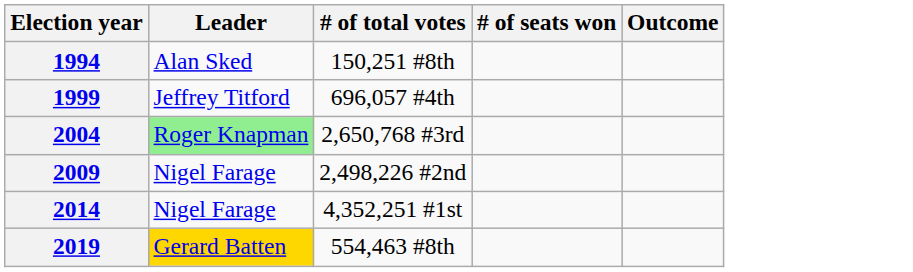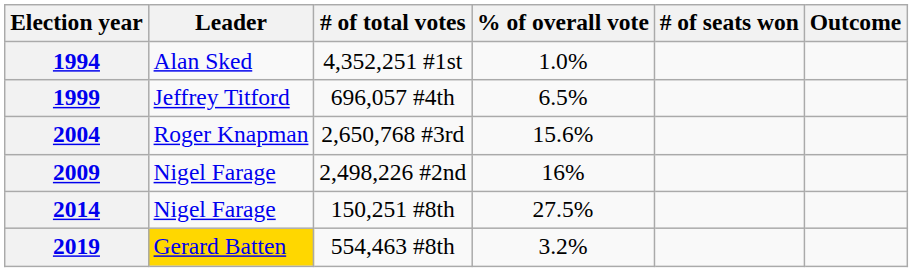+ column: (563, 23)
(393, 60) 150,251 #8th -> (393, 60) 4,352,251 #1st
(231, 135) lightgreen background -> (231, 135) no background
(393, 209) 4,352,251 #1st -> (393, 209) 150,251 #8th
